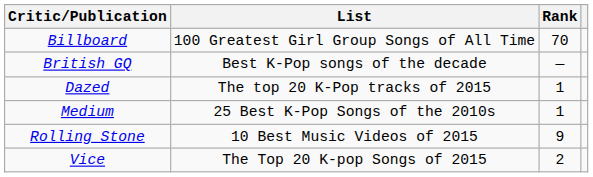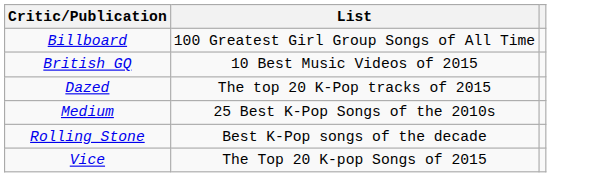- column: (560, 17)
(354, 64) Best K-Pop songs of the decade -> (354, 64) 10 Best Music Videos of 2015
(354, 136) 10 Best Music Videos of 2015 -> (354, 136) Best K-Pop songs of the decade
